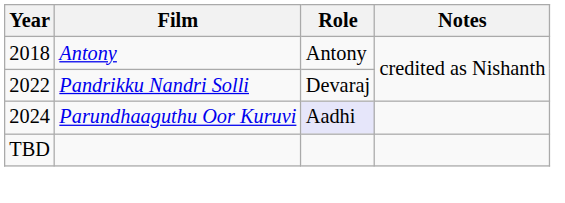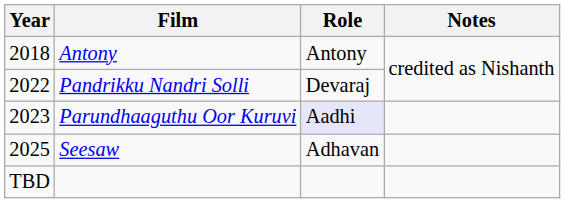(30, 117) 2024 -> (30, 117) 2023
+ row: (89, 149)
